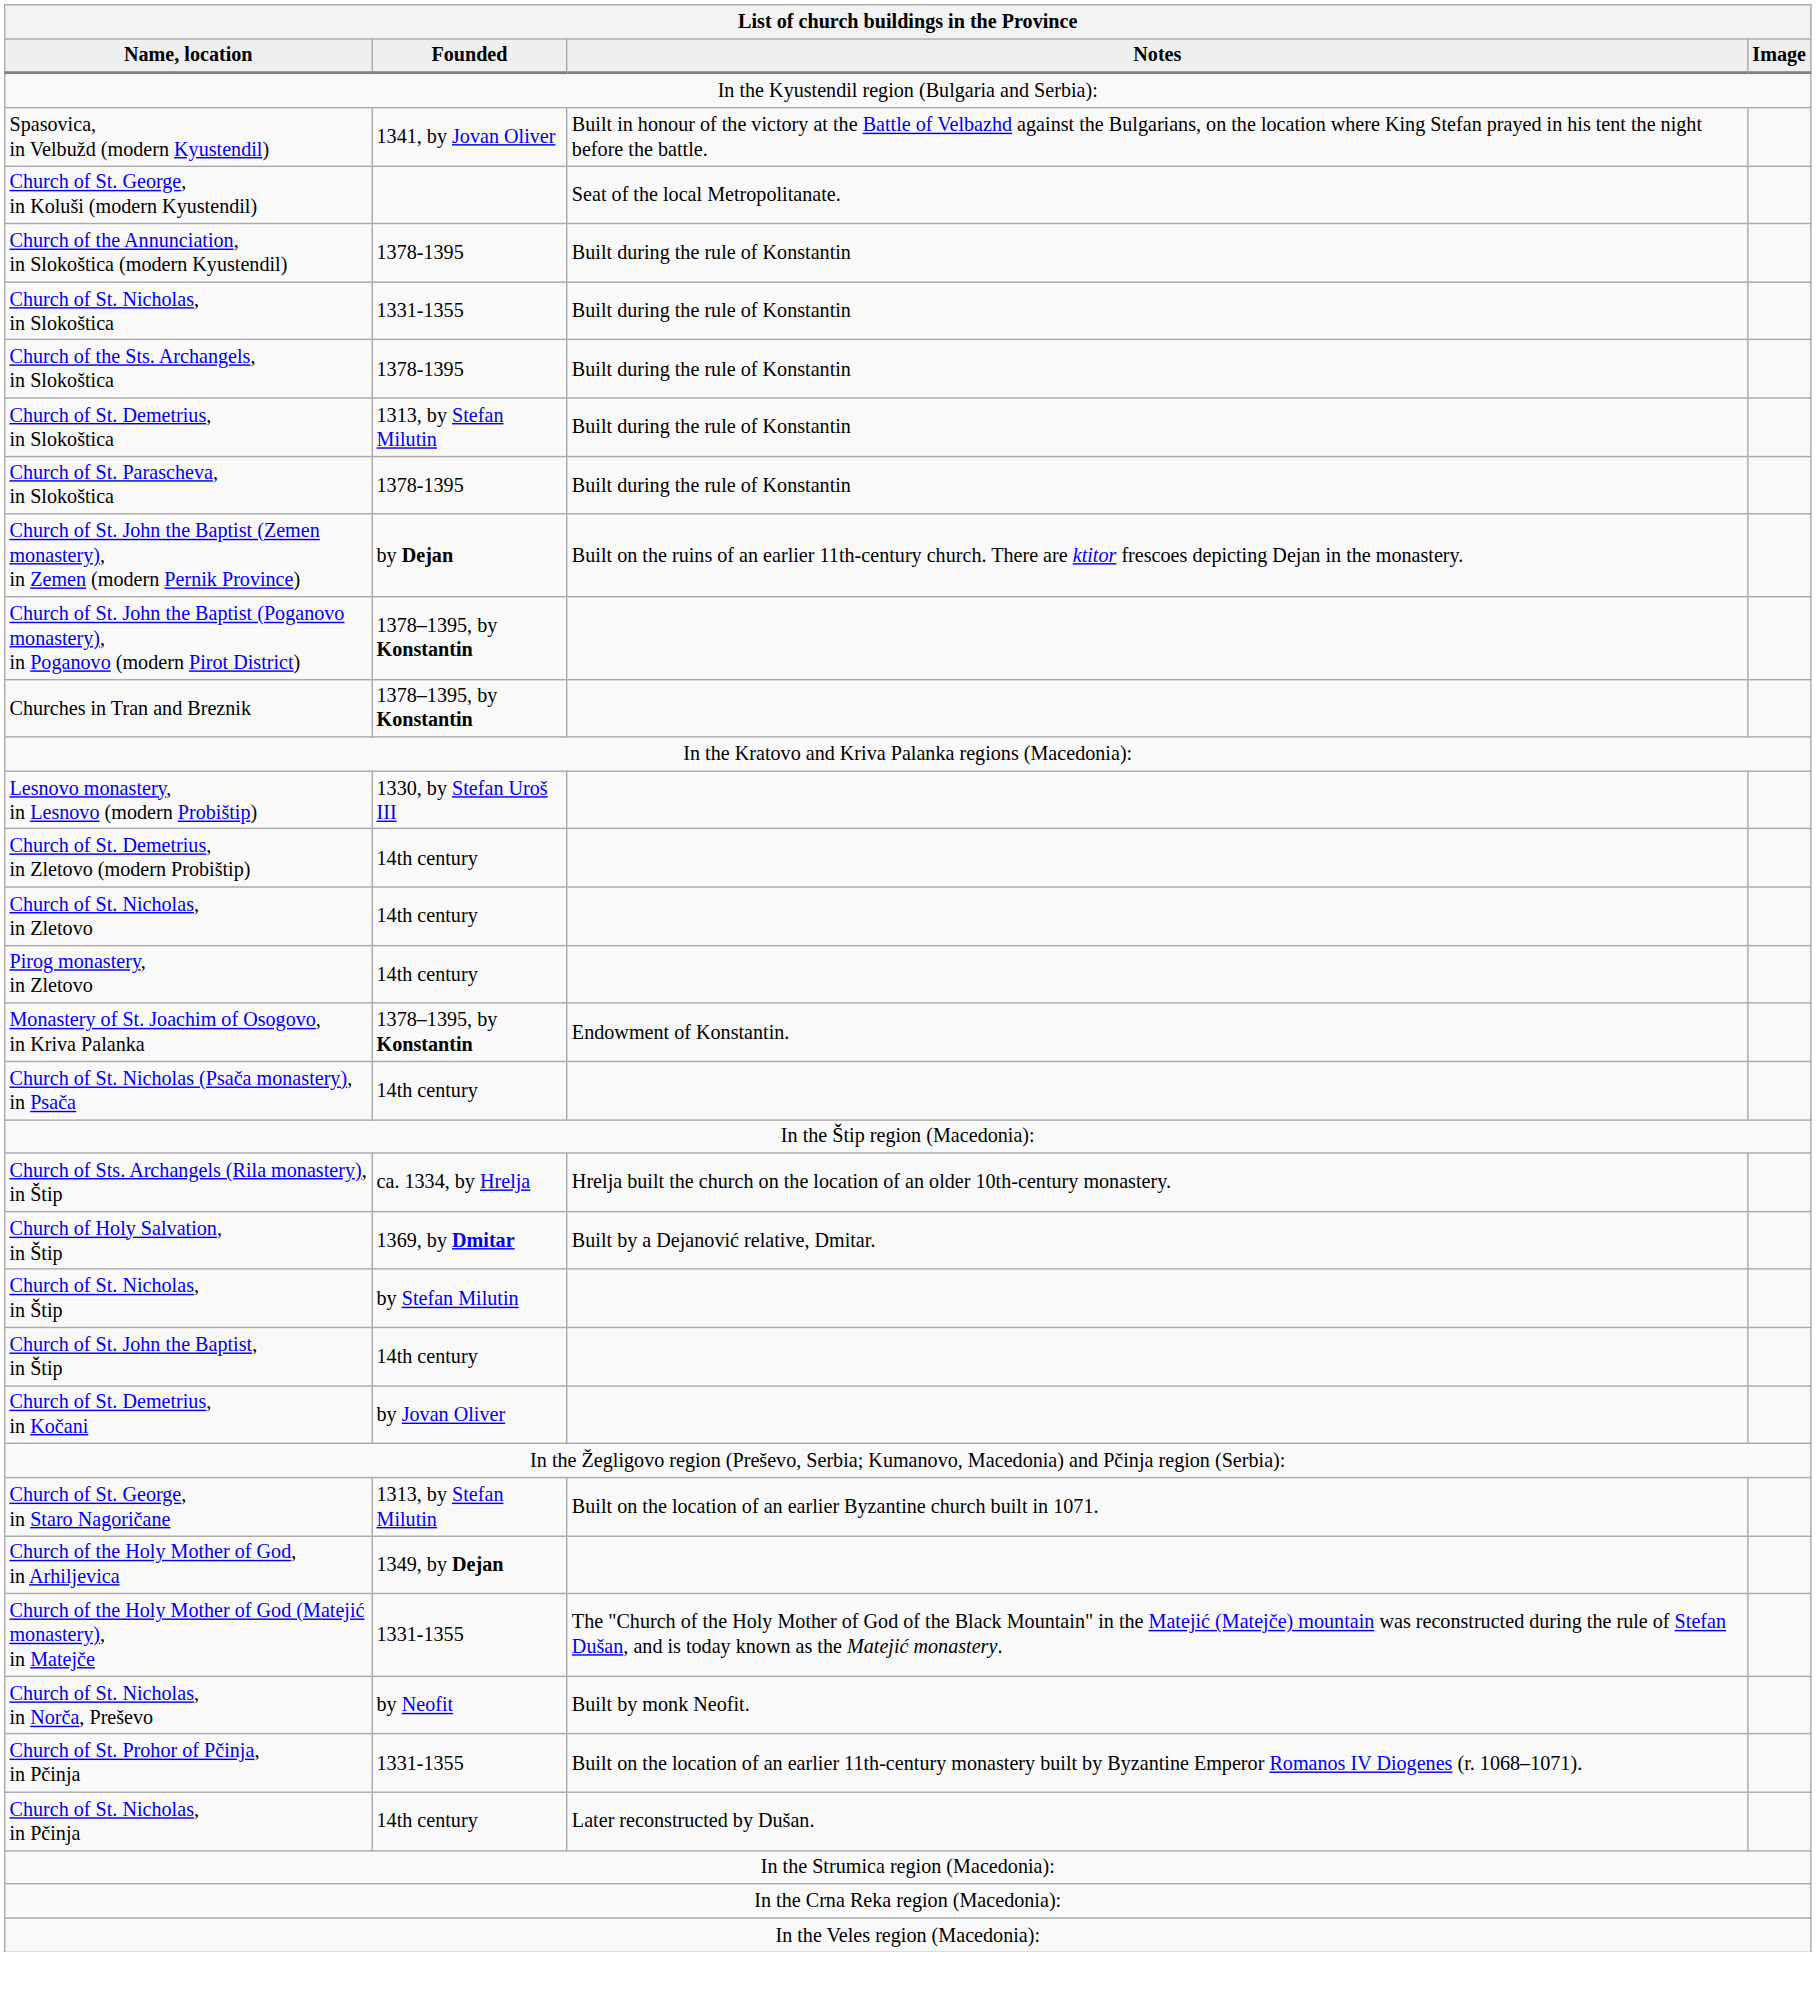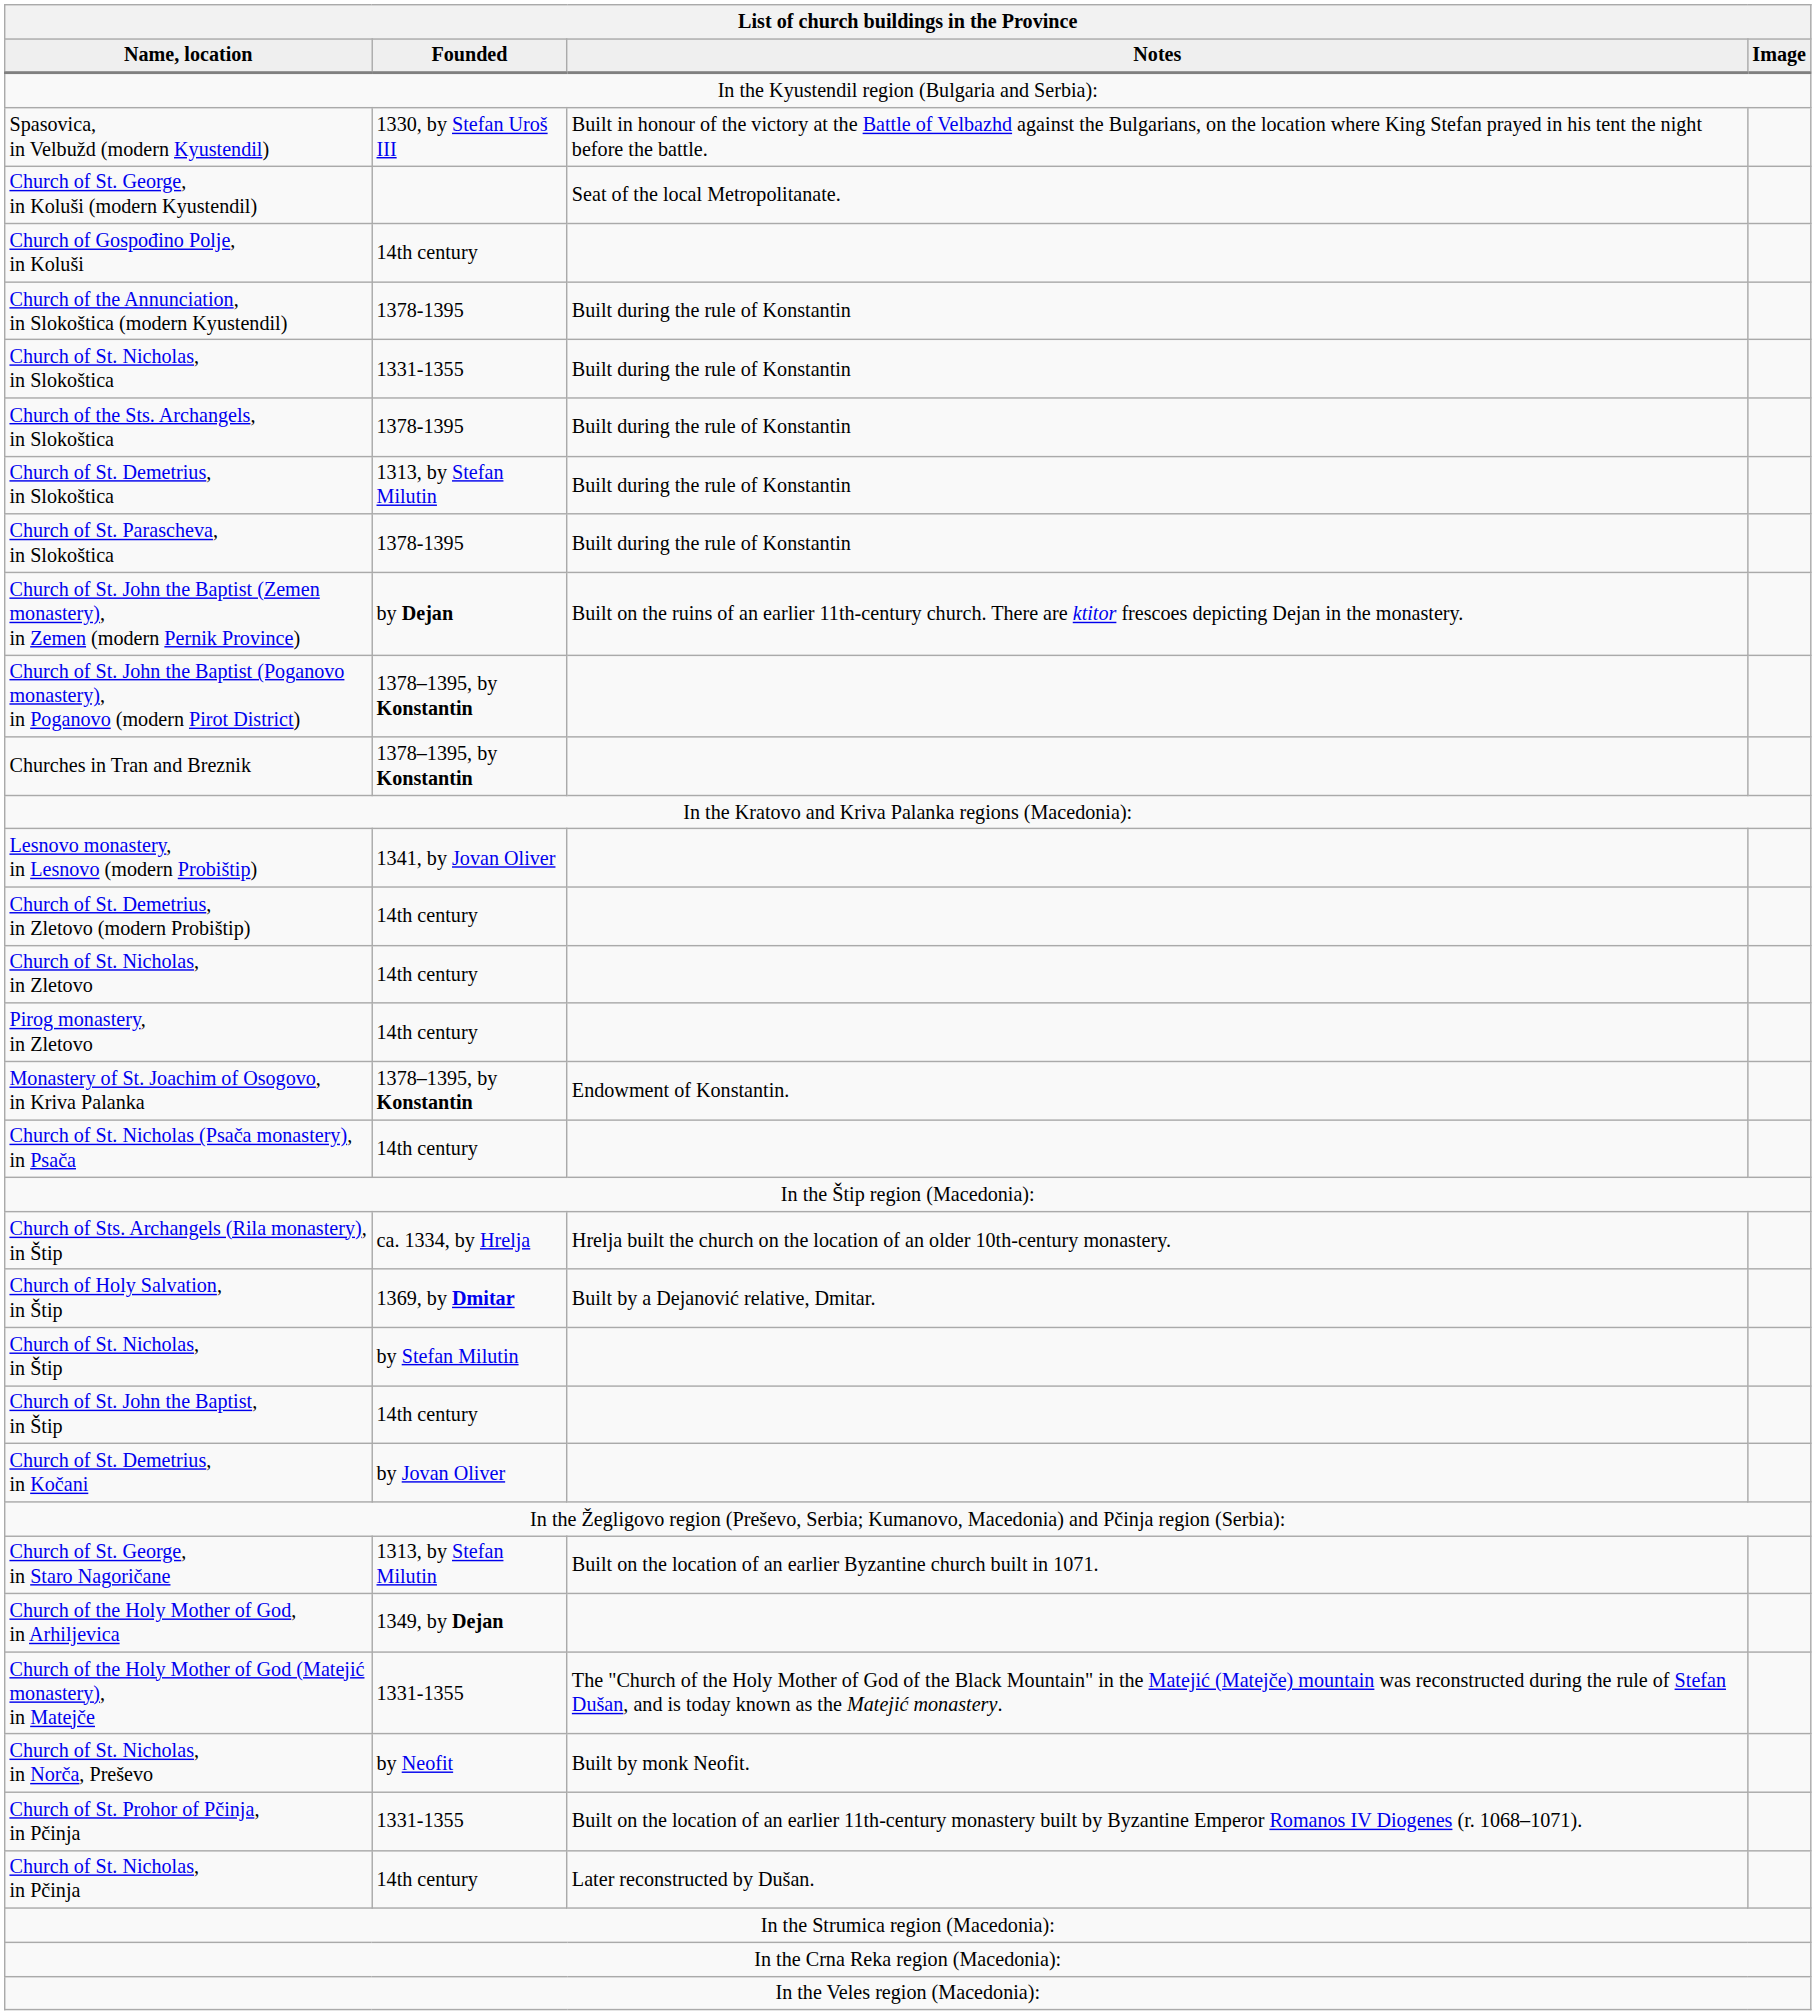(466, 136) 1341, by Jovan Oliver -> (462, 136) 1330, by Stefan Uroš III
+ row: (122, 252)
(462, 799) 1330, by Stefan Uroš III -> (466, 857) 1341, by Jovan Oliver
